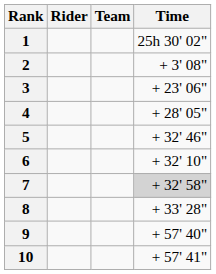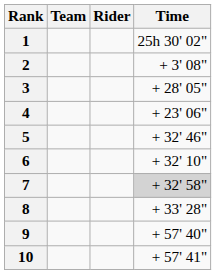columns swapped: (69, 16) <-> (113, 16)
(179, 88) + 23' 06" -> (179, 88) + 28' 05"
(179, 112) + 28' 05" -> (179, 112) + 23' 06"
